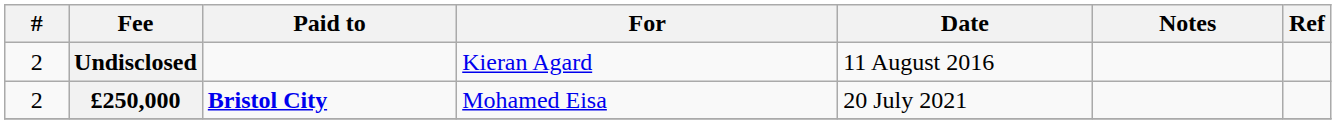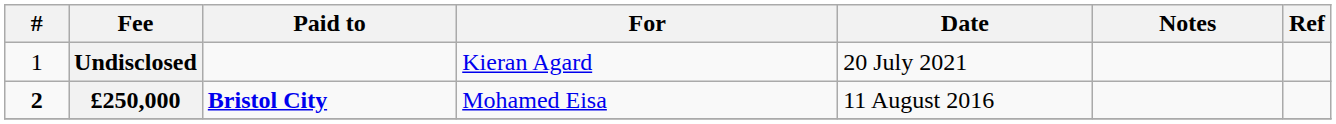(37, 61) 2 -> (37, 61) 1
(919, 61) 11 August 2016 -> (905, 61) 20 July 2021
(37, 99) normal -> (37, 99) bold
(905, 99) 20 July 2021 -> (919, 99) 11 August 2016
